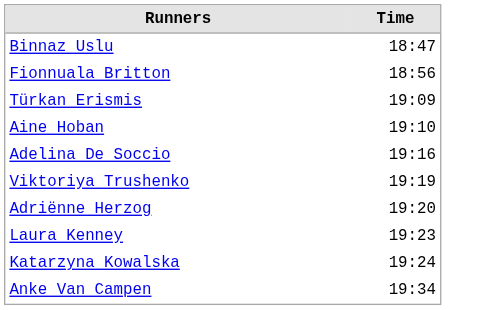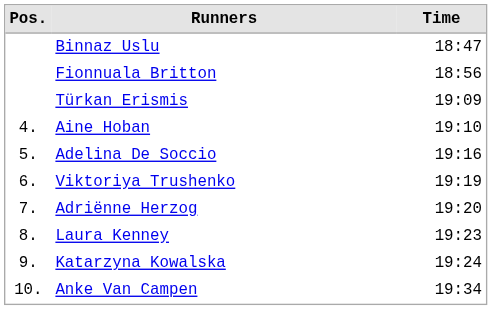+ column: (28, 19)
